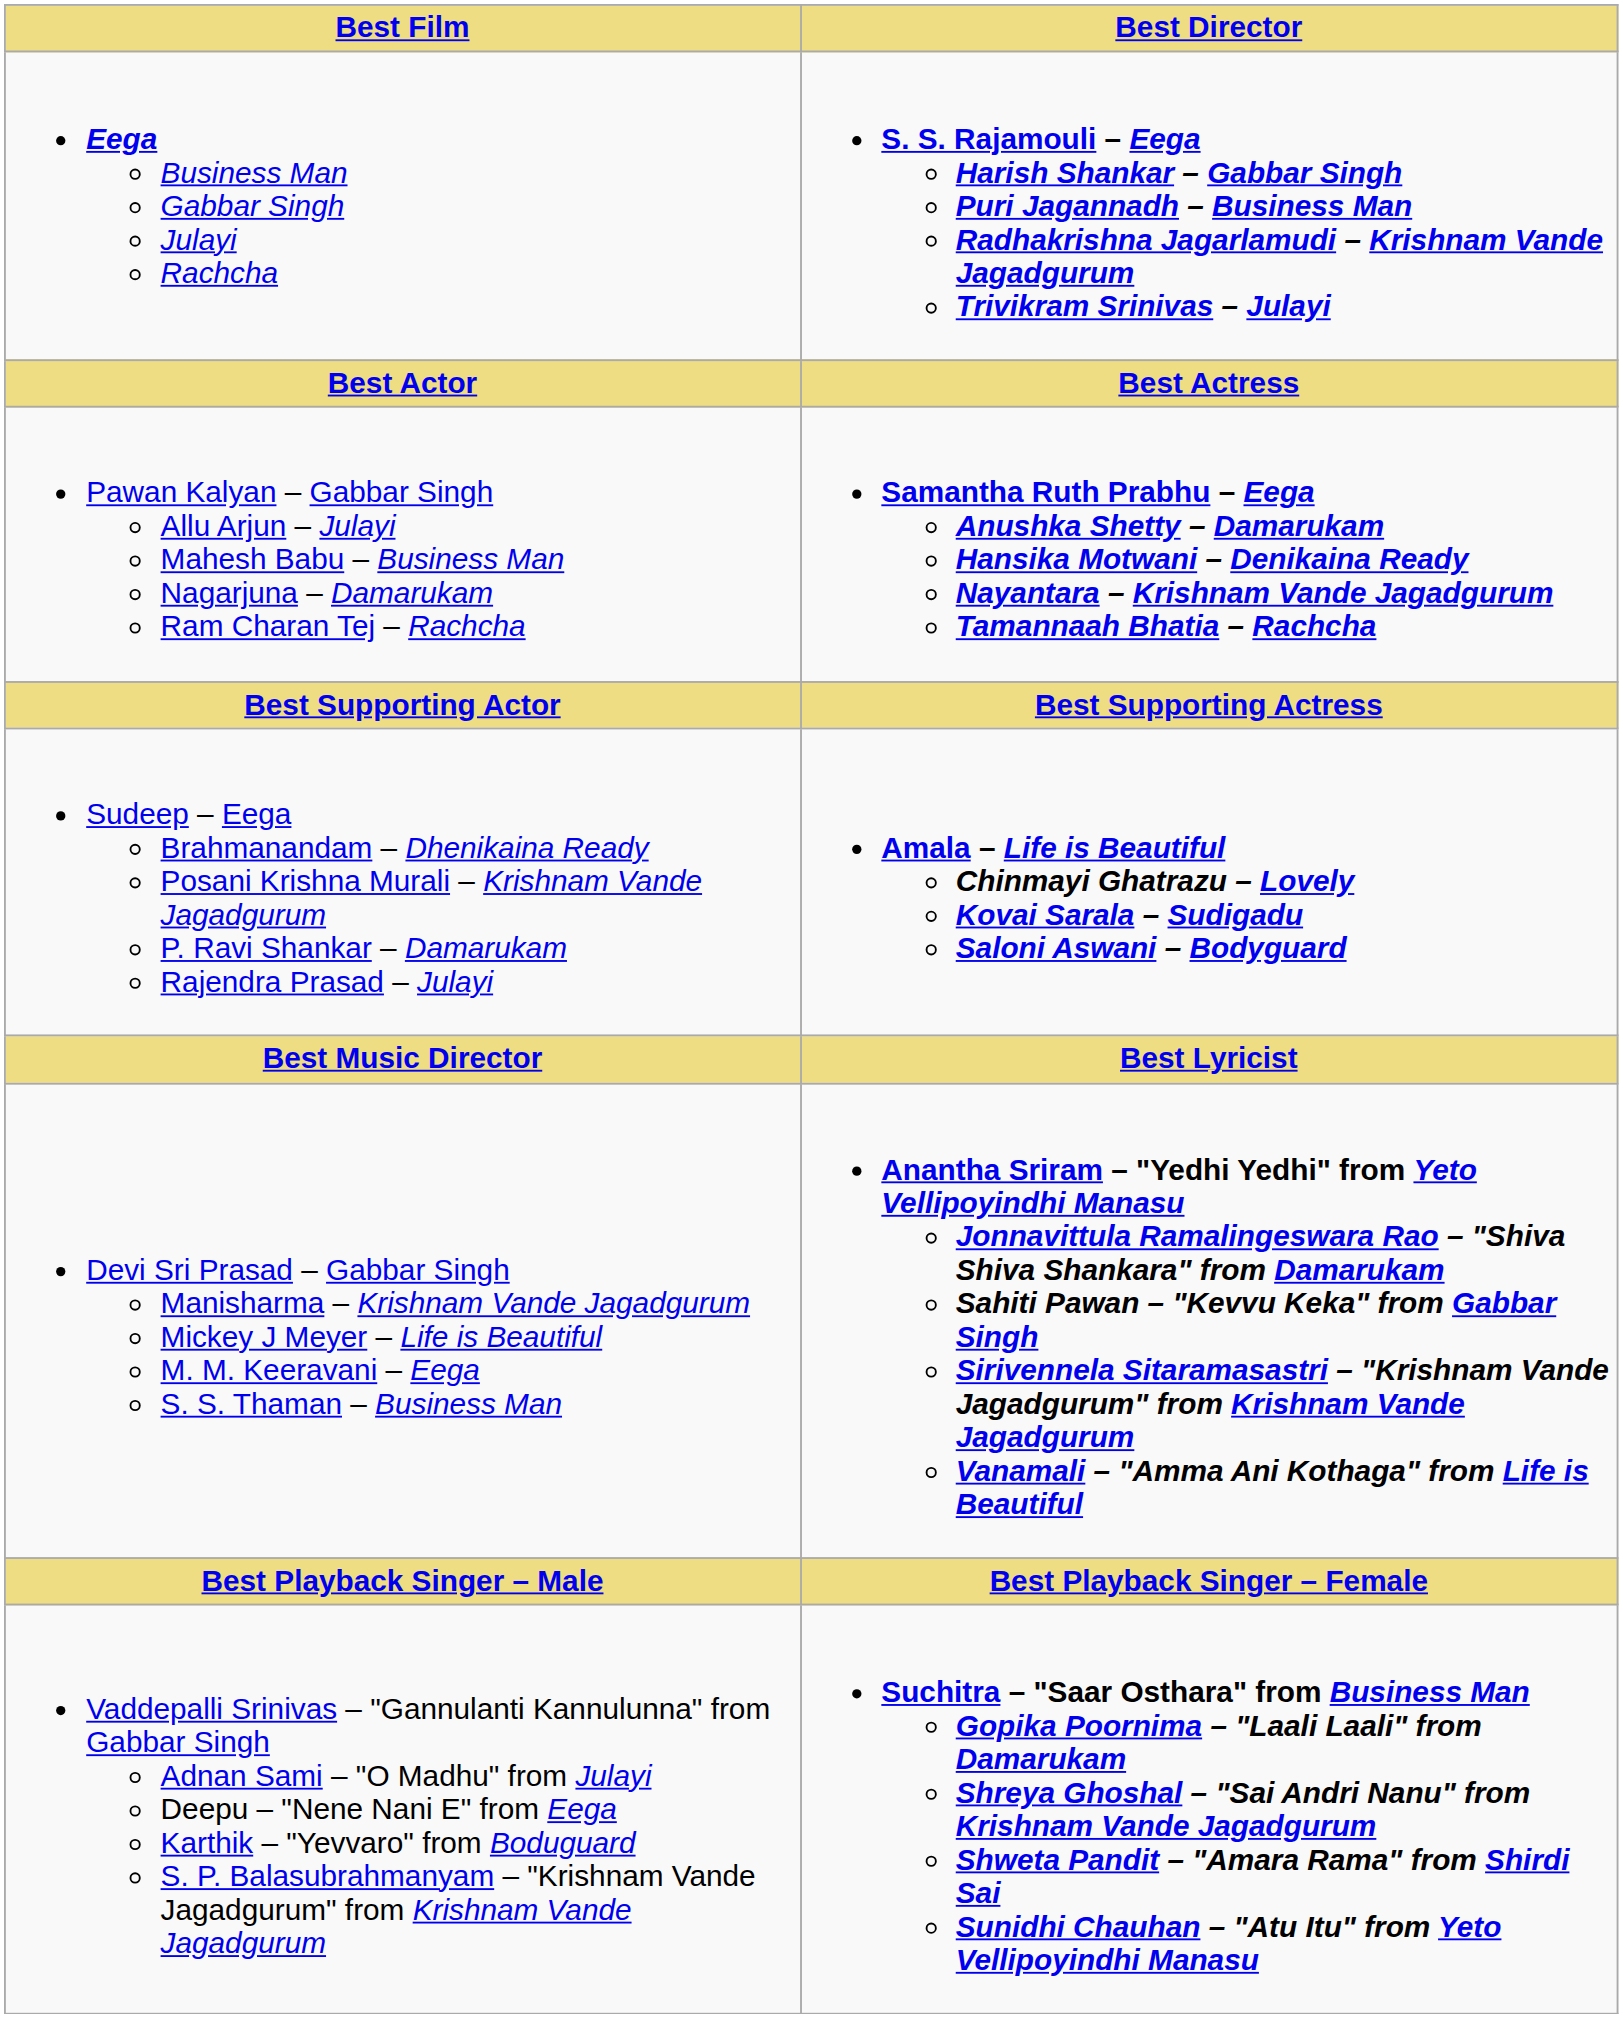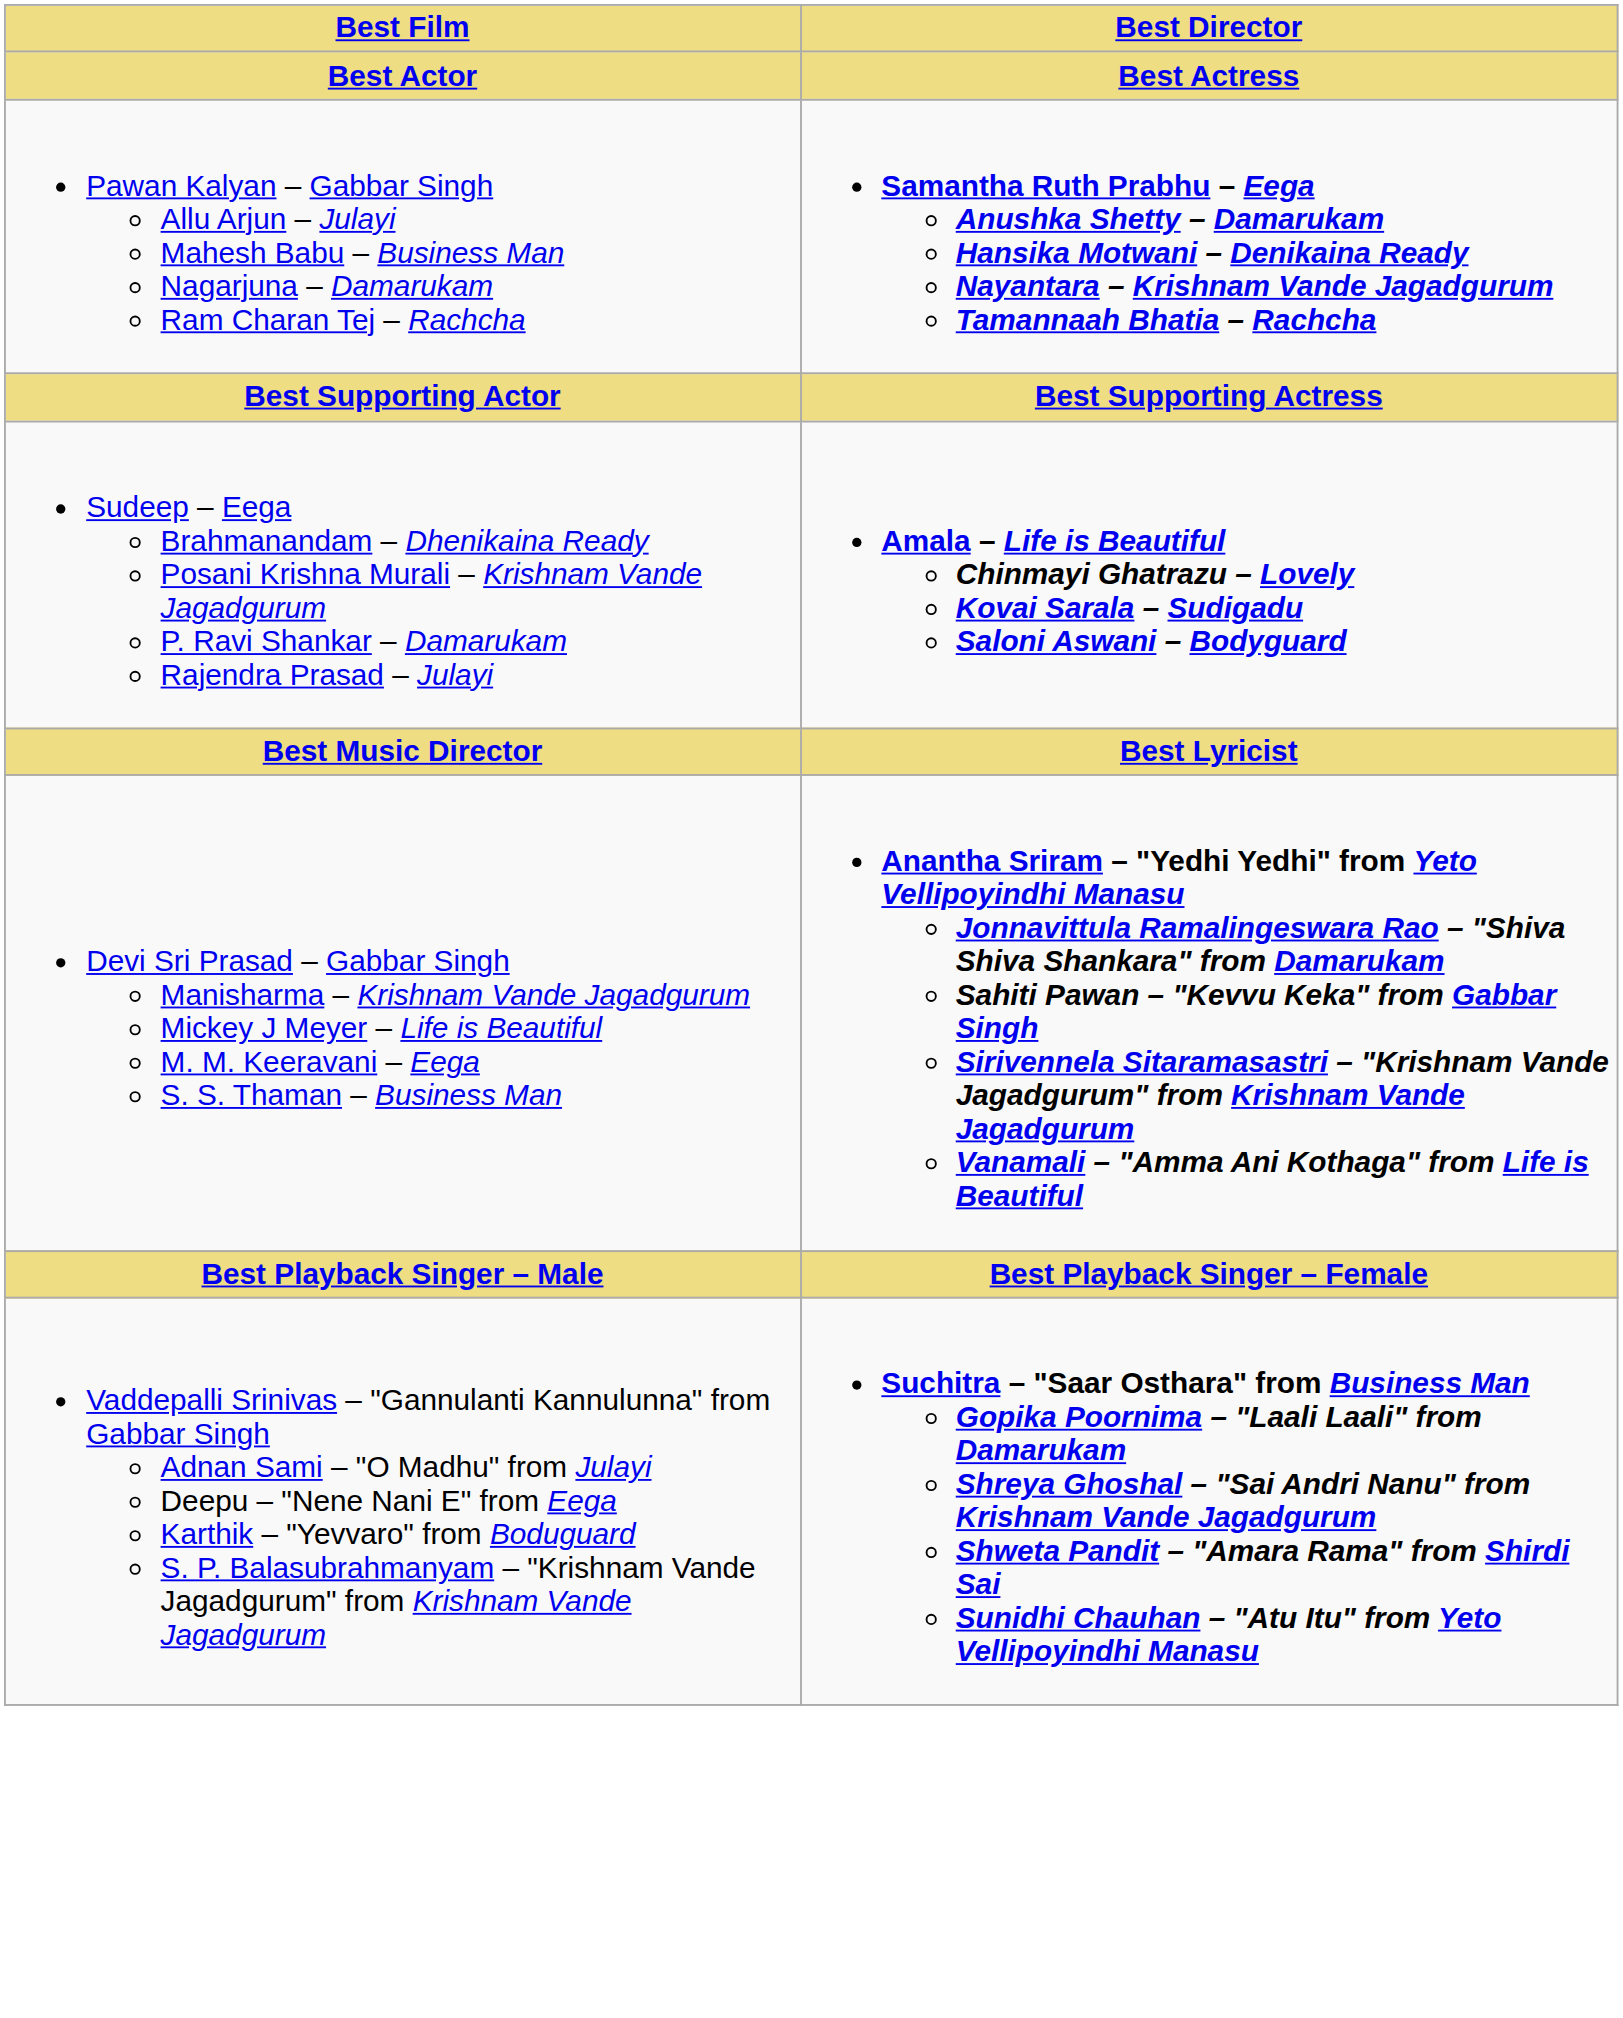- row: (403, 206)
